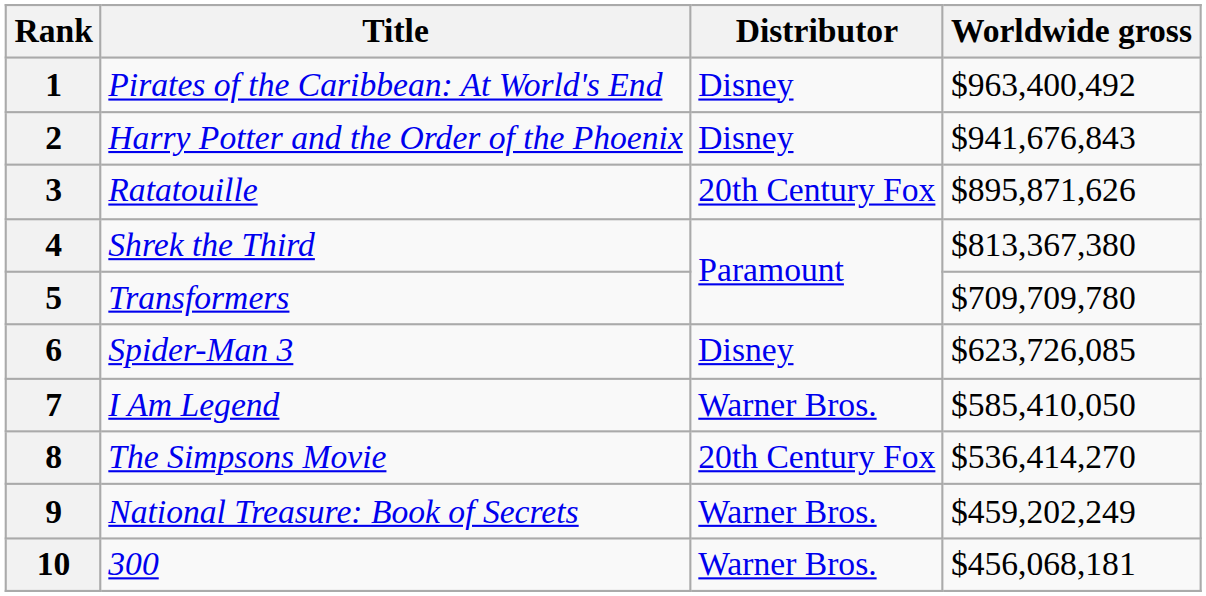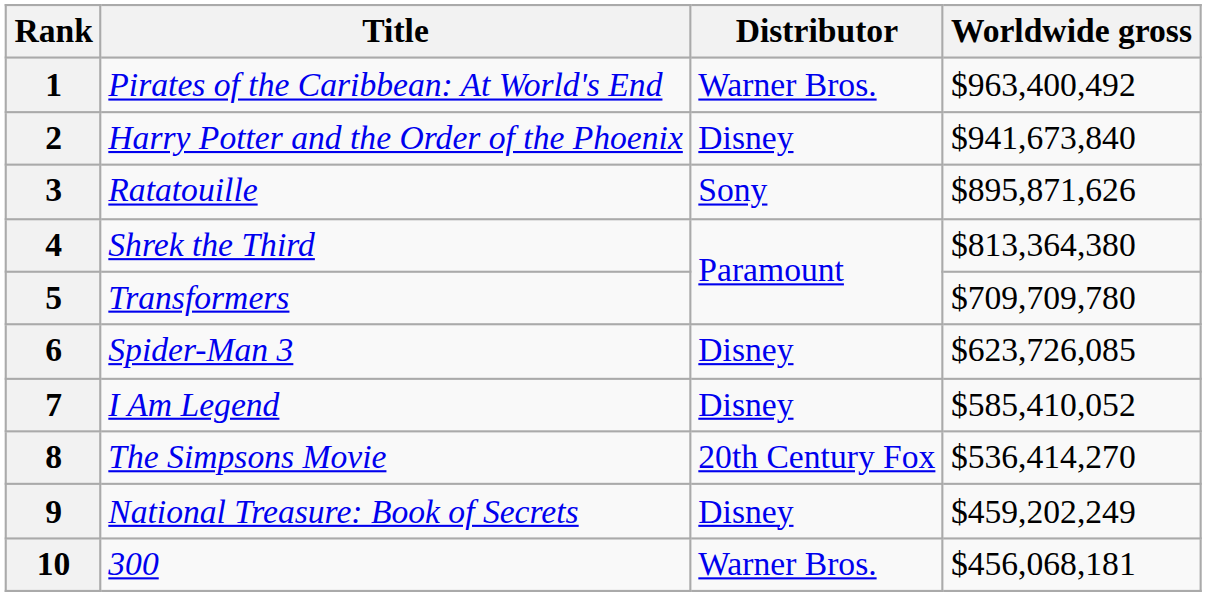(746, 84) Disney -> (787, 84) Warner Bros.
(1043, 137) $941,676,843 -> (1043, 137) $941,673,840
(817, 191) 20th Century Fox -> (733, 191) Sony
(1043, 244) $813,367,380 -> (1043, 244) $813,364,380
(787, 404) Warner Bros. -> (746, 404) Disney
(1043, 404) $585,410,050 -> (1043, 404) $585,410,052
(787, 510) Warner Bros. -> (746, 510) Disney
